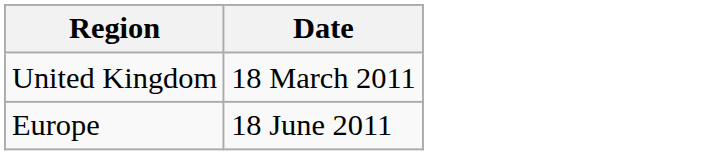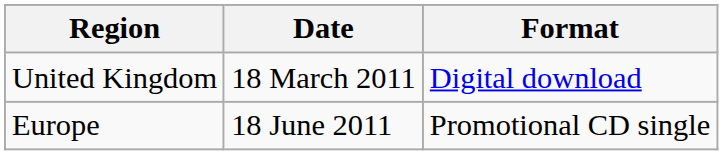+ column: (570, 28)
